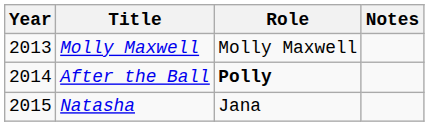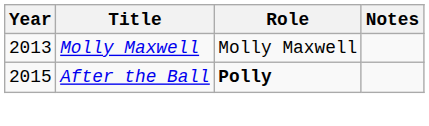(30, 77) 2014 -> (30, 77) 2015
- row: (98, 106)
